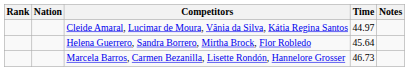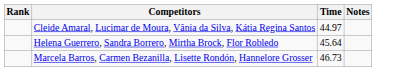- column: (48, 12)
